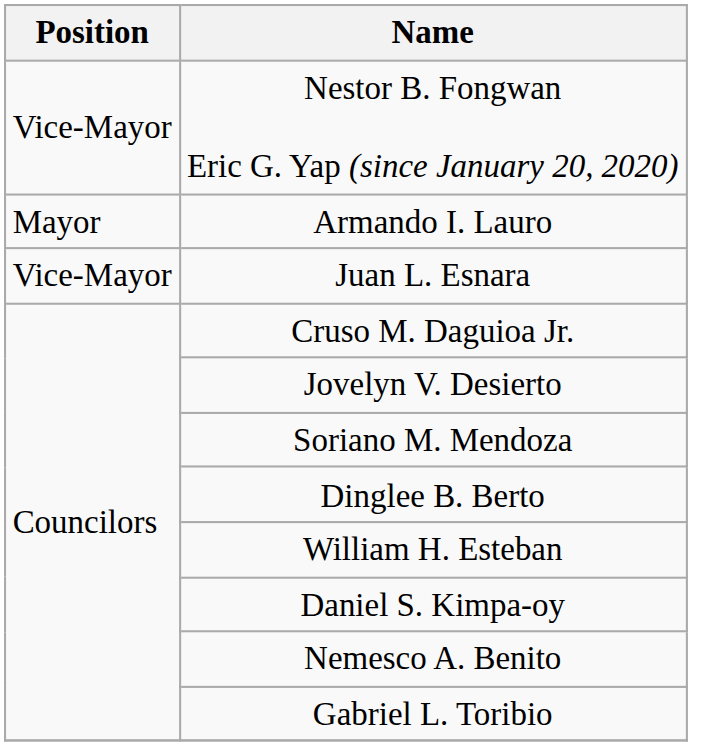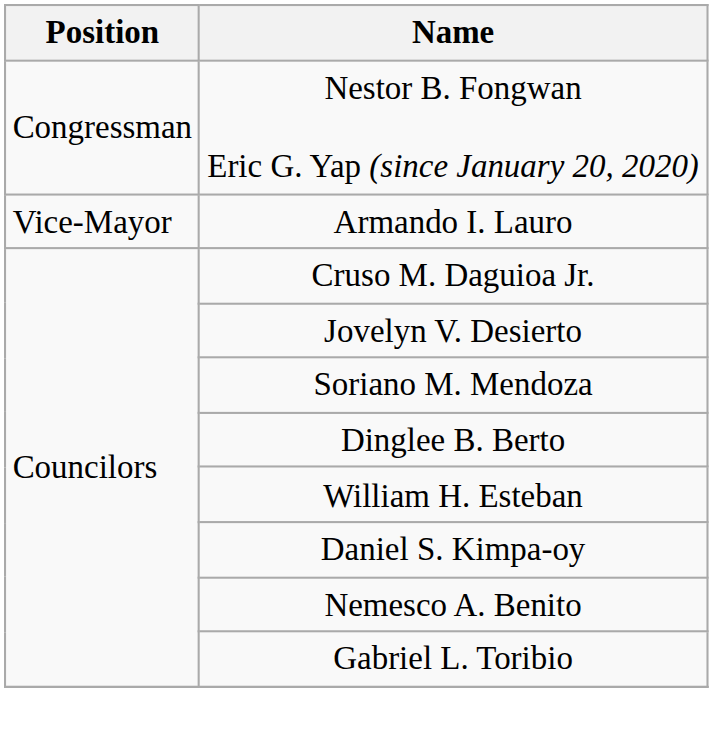(92, 127) Vice-Mayor -> (102, 127) Congressman
(57, 221) Mayor -> (92, 221) Vice-Mayor
- row: (433, 276)
